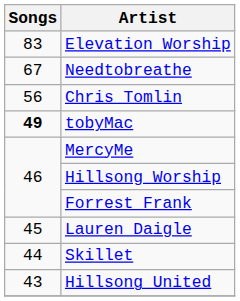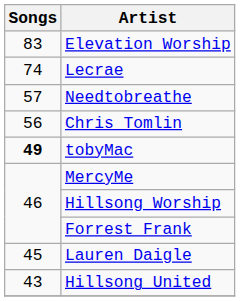+ row: (94, 71)
(33, 71) 67 -> (33, 97) 57
- row: (99, 256)
